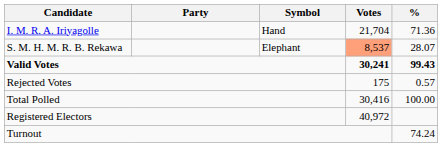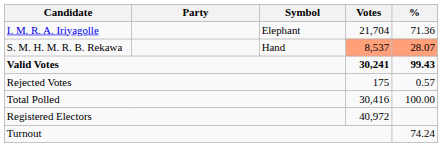(273, 30) Hand -> (281, 30) Elephant
(281, 47) Elephant -> (273, 47) Hand
(423, 47) no background -> (423, 47) lightsalmon background
